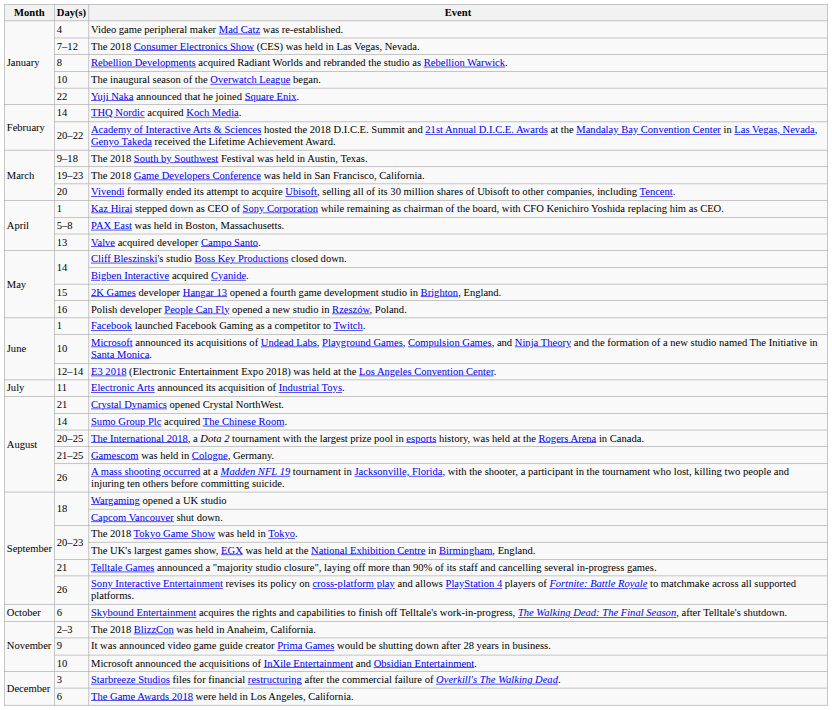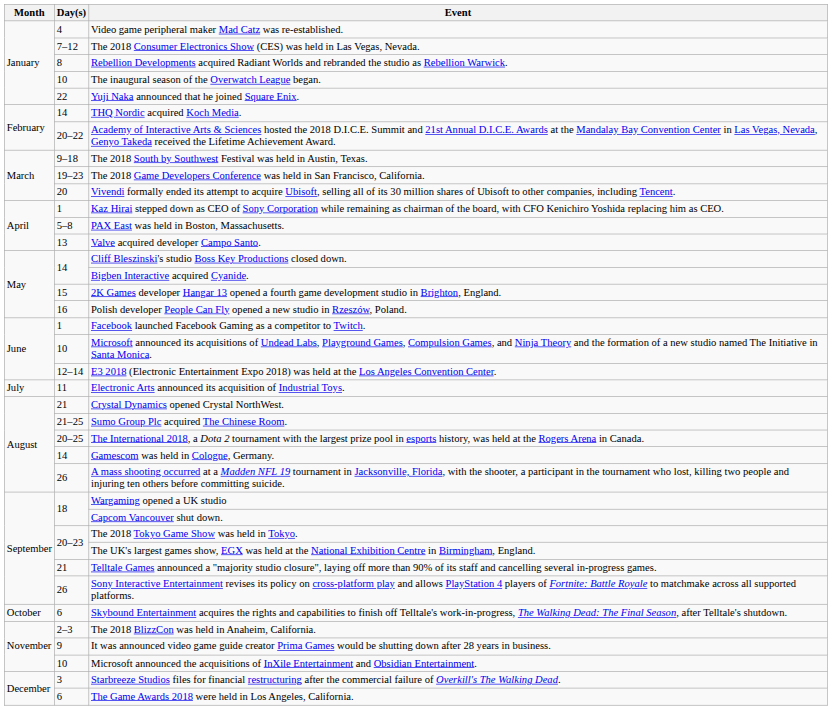(62, 421) 14 -> (70, 421) 21–25
(70, 455) 21–25 -> (62, 455) 14
